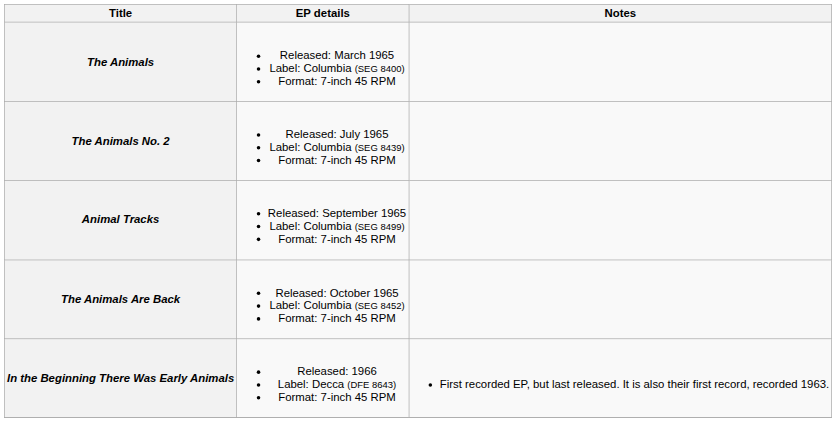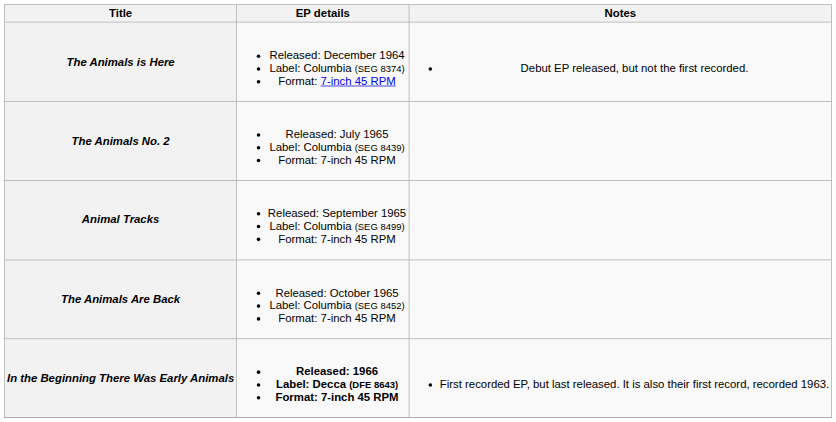+ row: (121, 62)
- row: (121, 62)
(323, 385) normal -> (323, 385) bold
